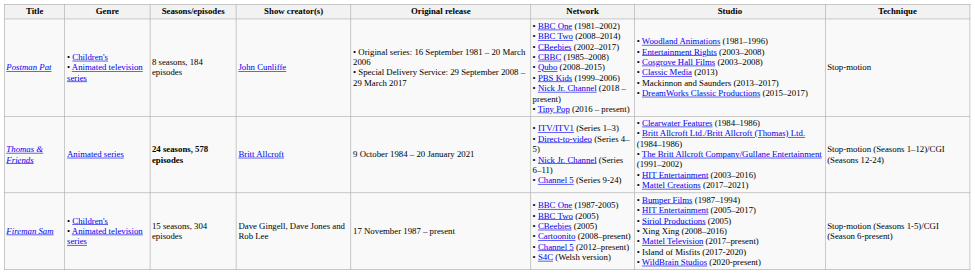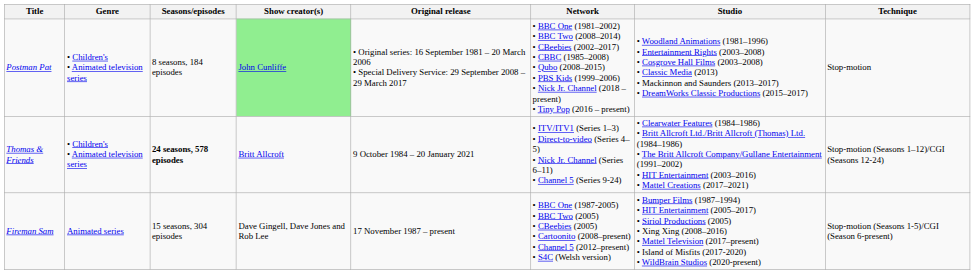(262, 68) no background -> (262, 68) lightgreen background
(95, 155) Animated series -> (105, 155) • Children's • Animated television series
(105, 231) • Children's • Animated television series -> (95, 231) Animated series
